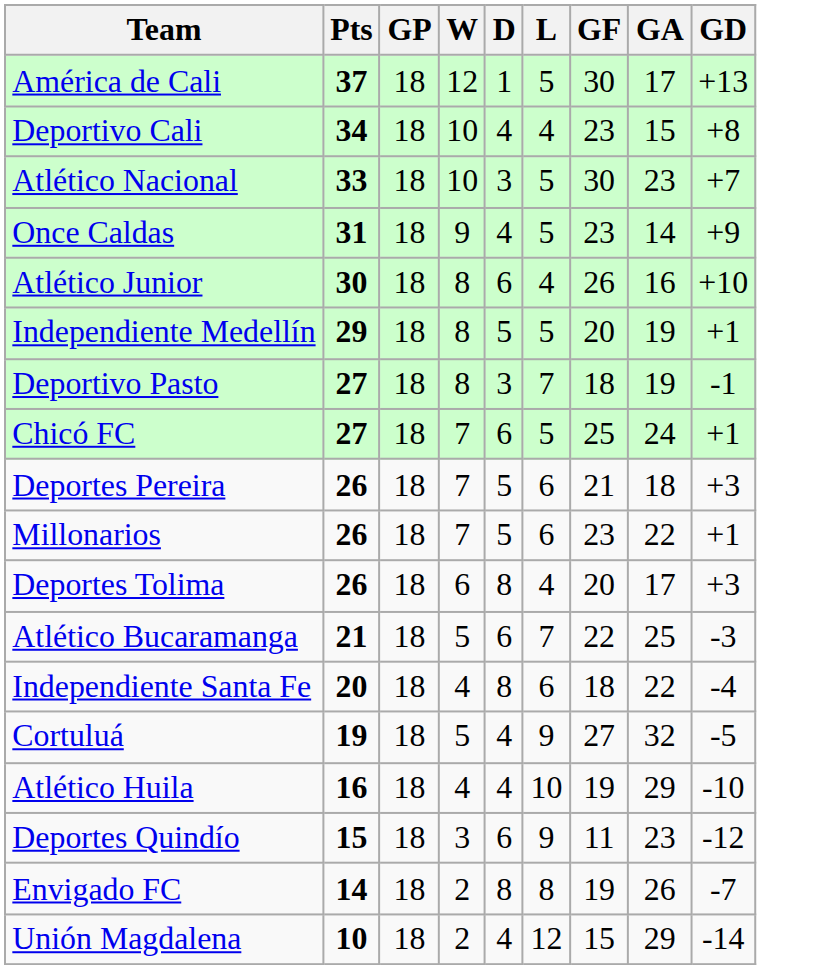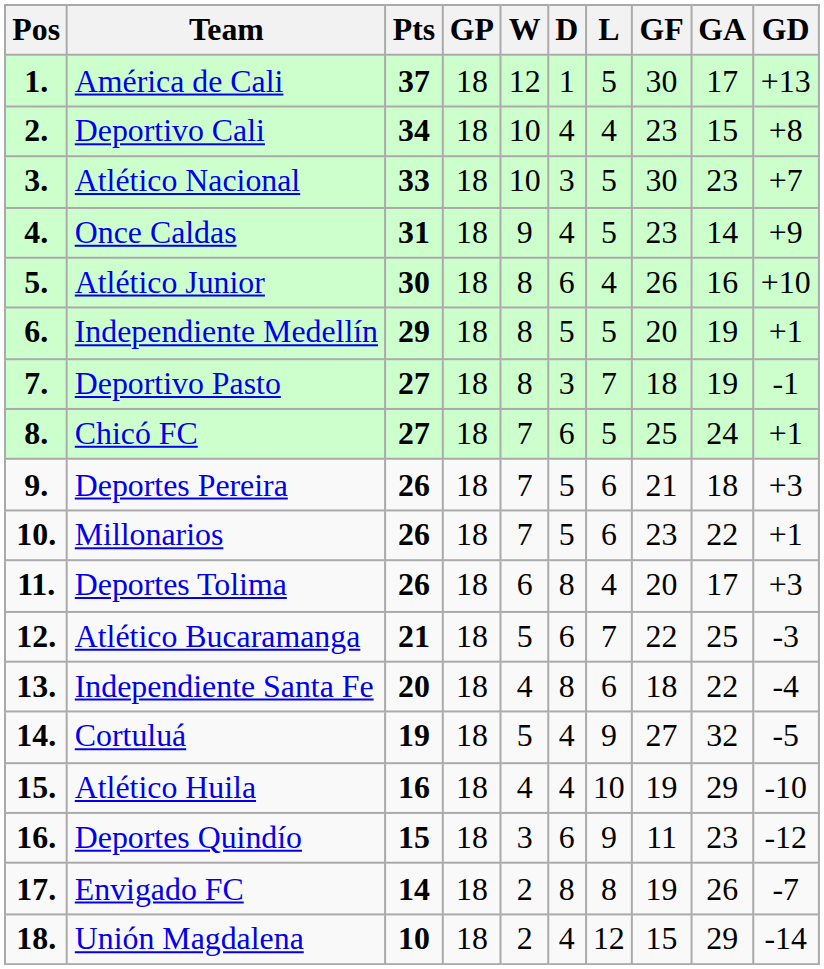+ column: (36, 29)
